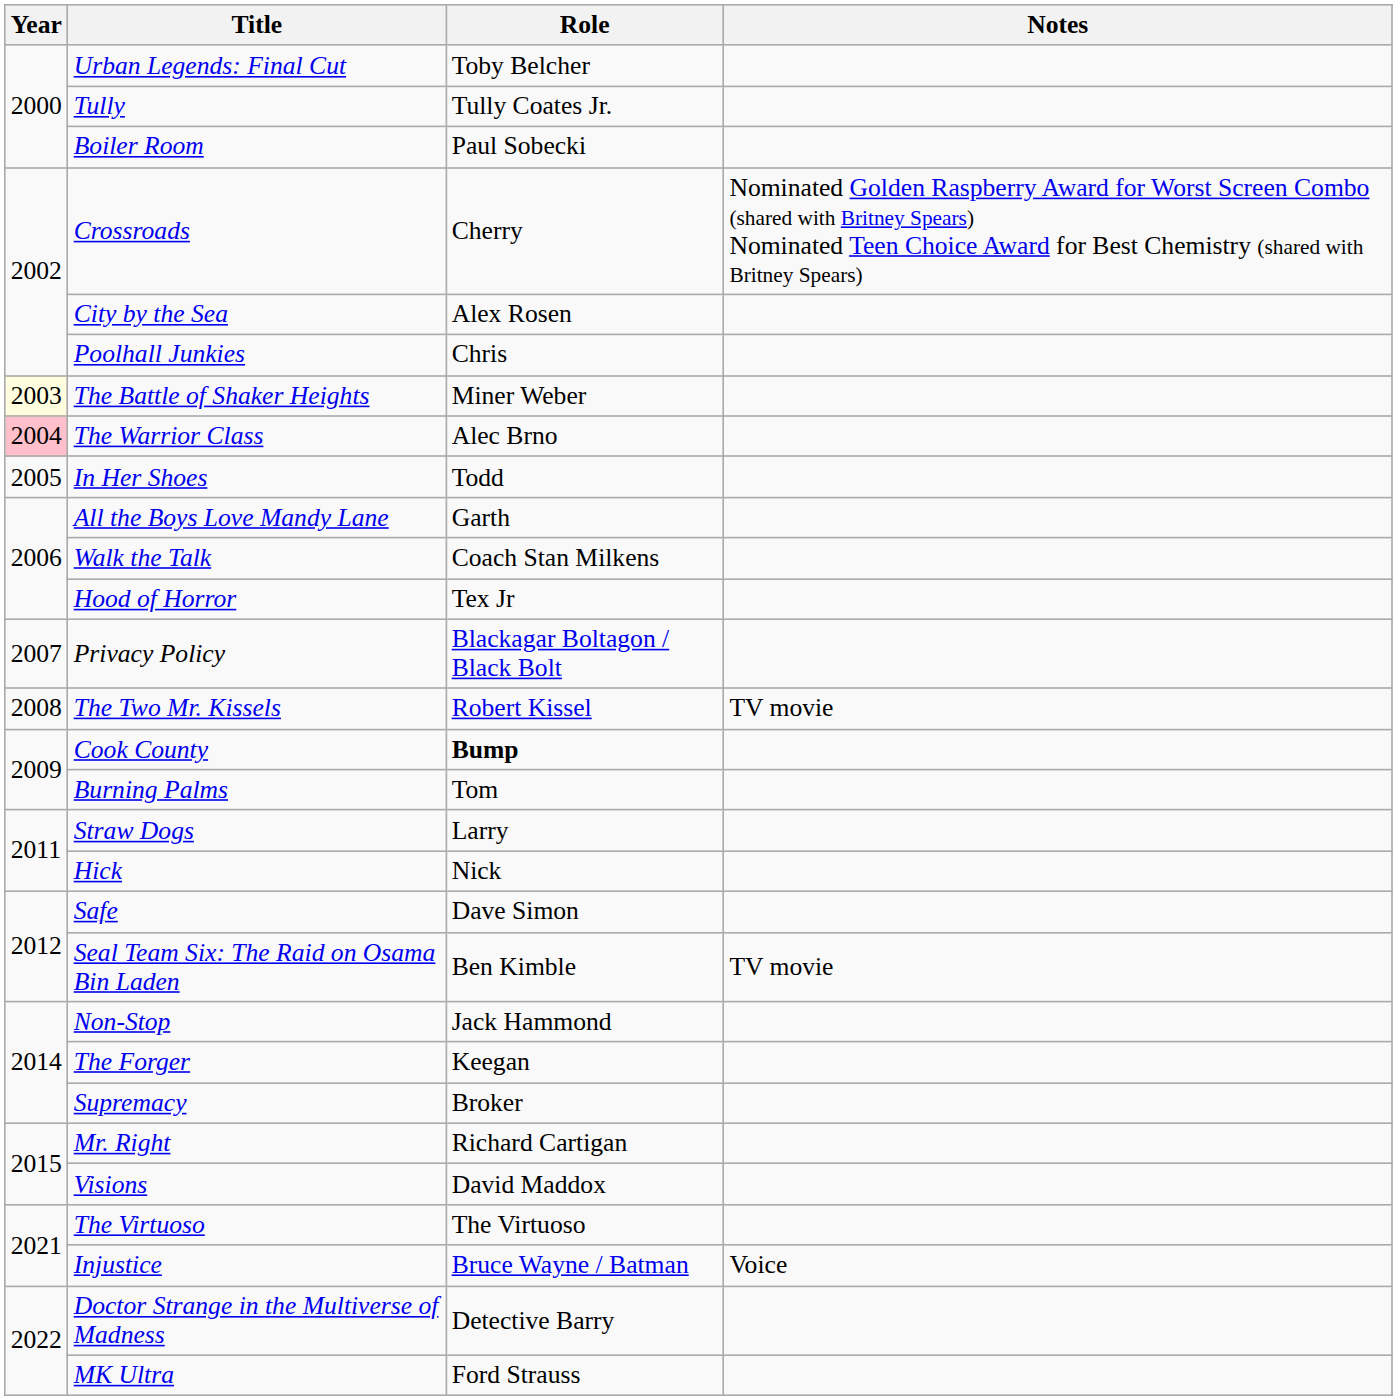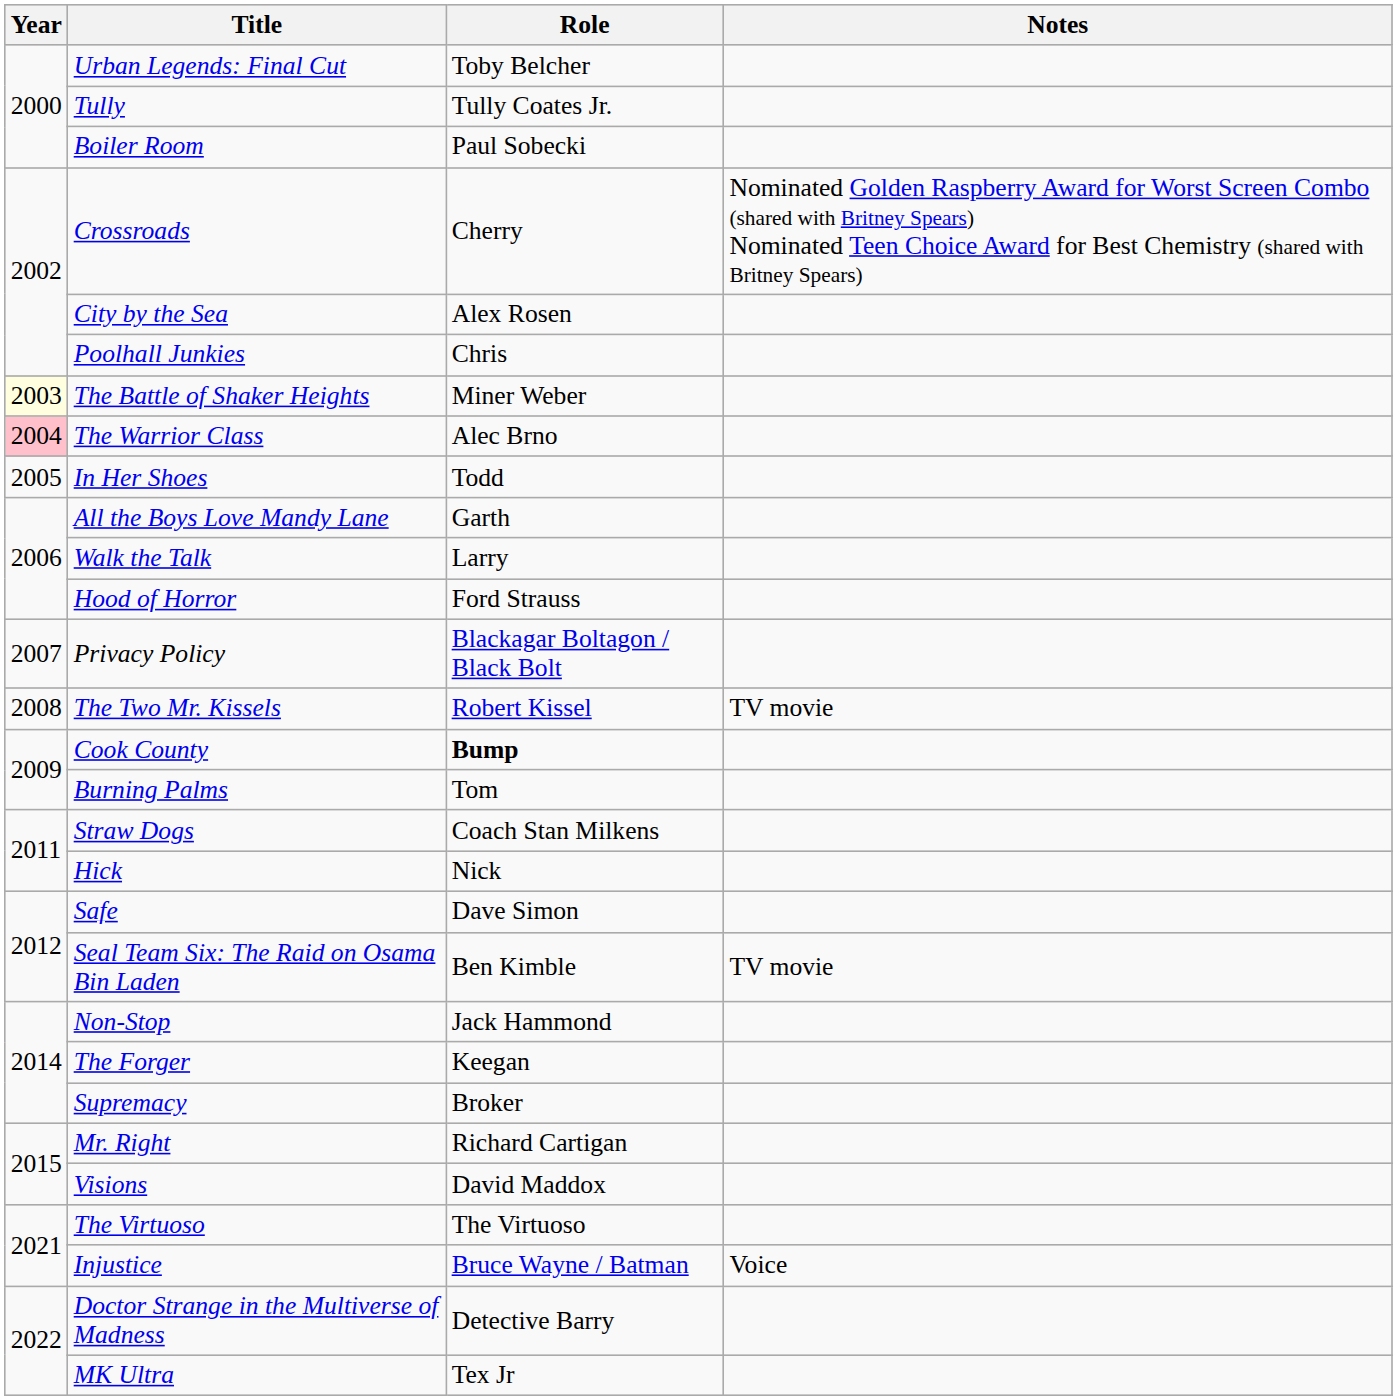(555, 557) Coach Stan Milkens -> (480, 557) Larry
(483, 598) Tex Jr -> (516, 598) Ford Strauss
(480, 830) Larry -> (555, 830) Coach Stan Milkens
(516, 1374) Ford Strauss -> (483, 1374) Tex Jr
